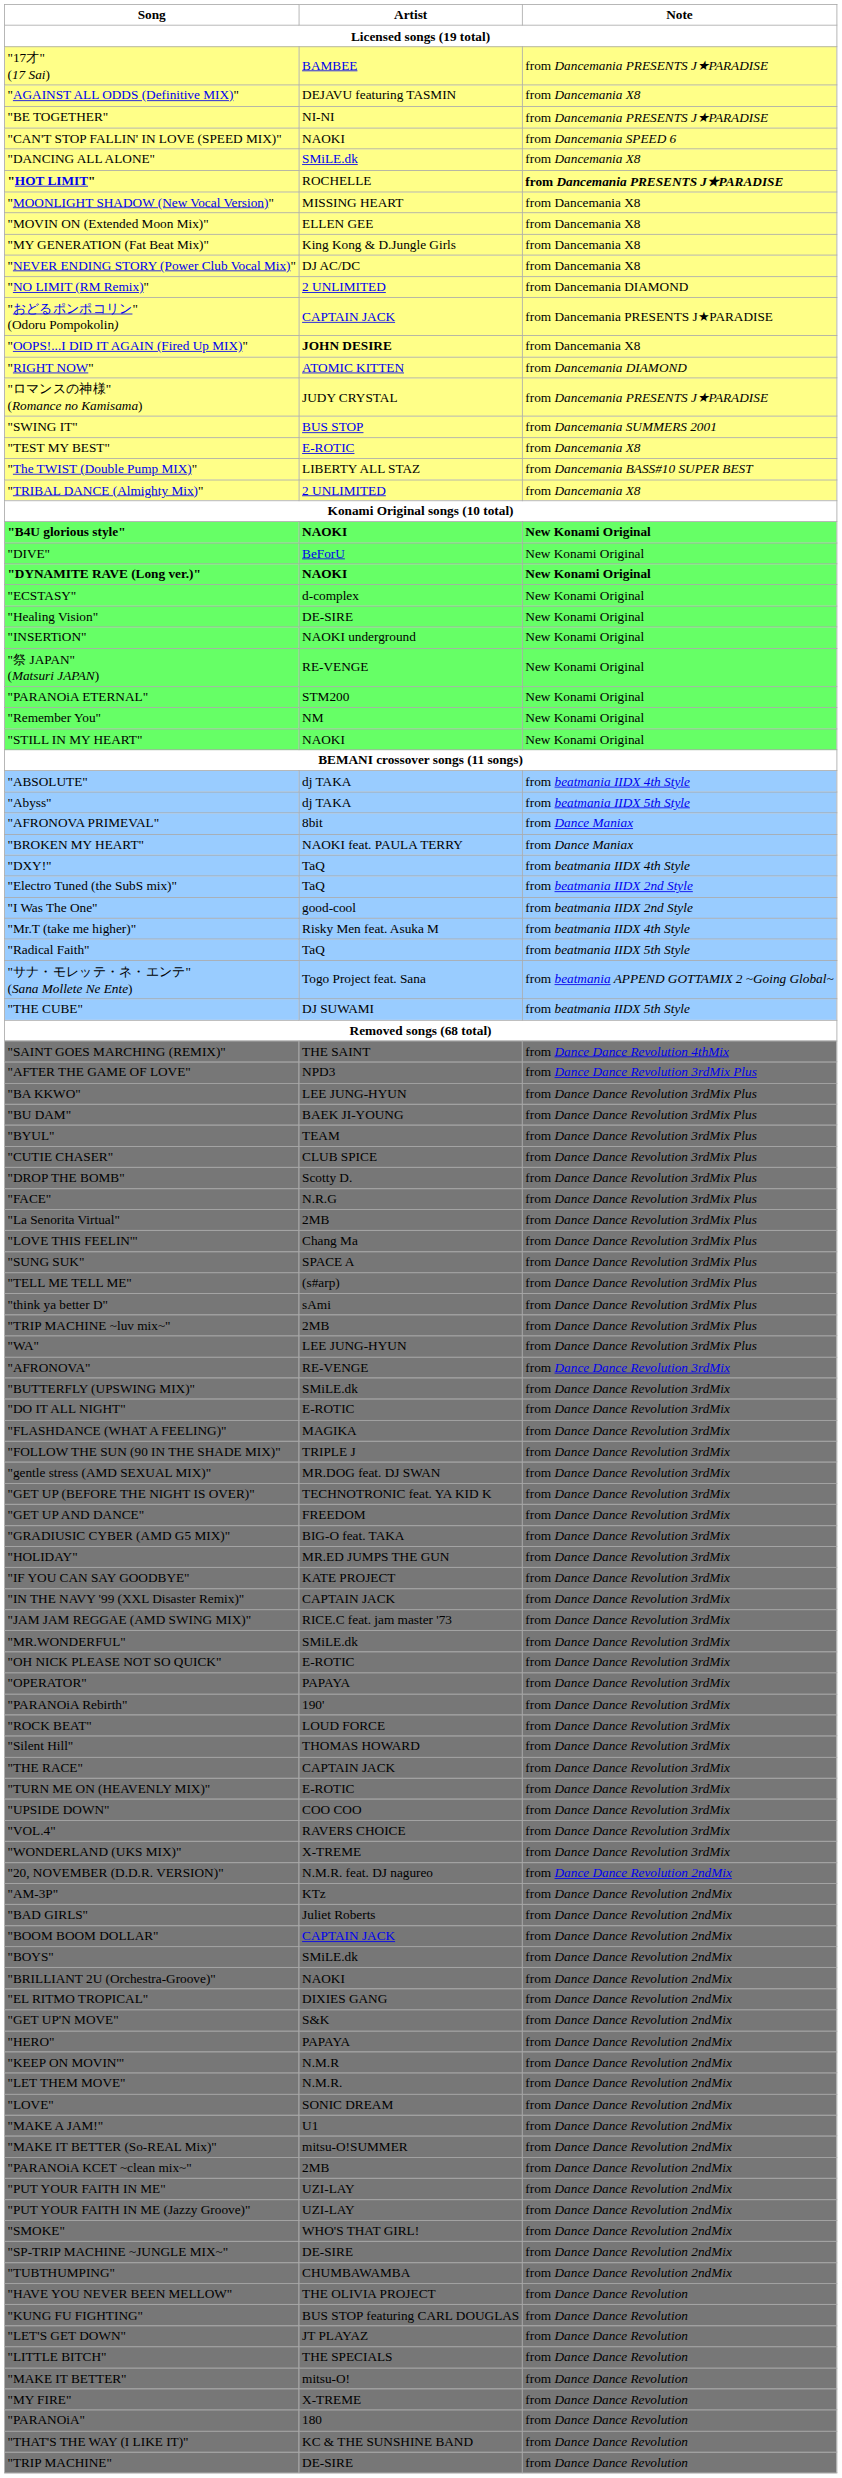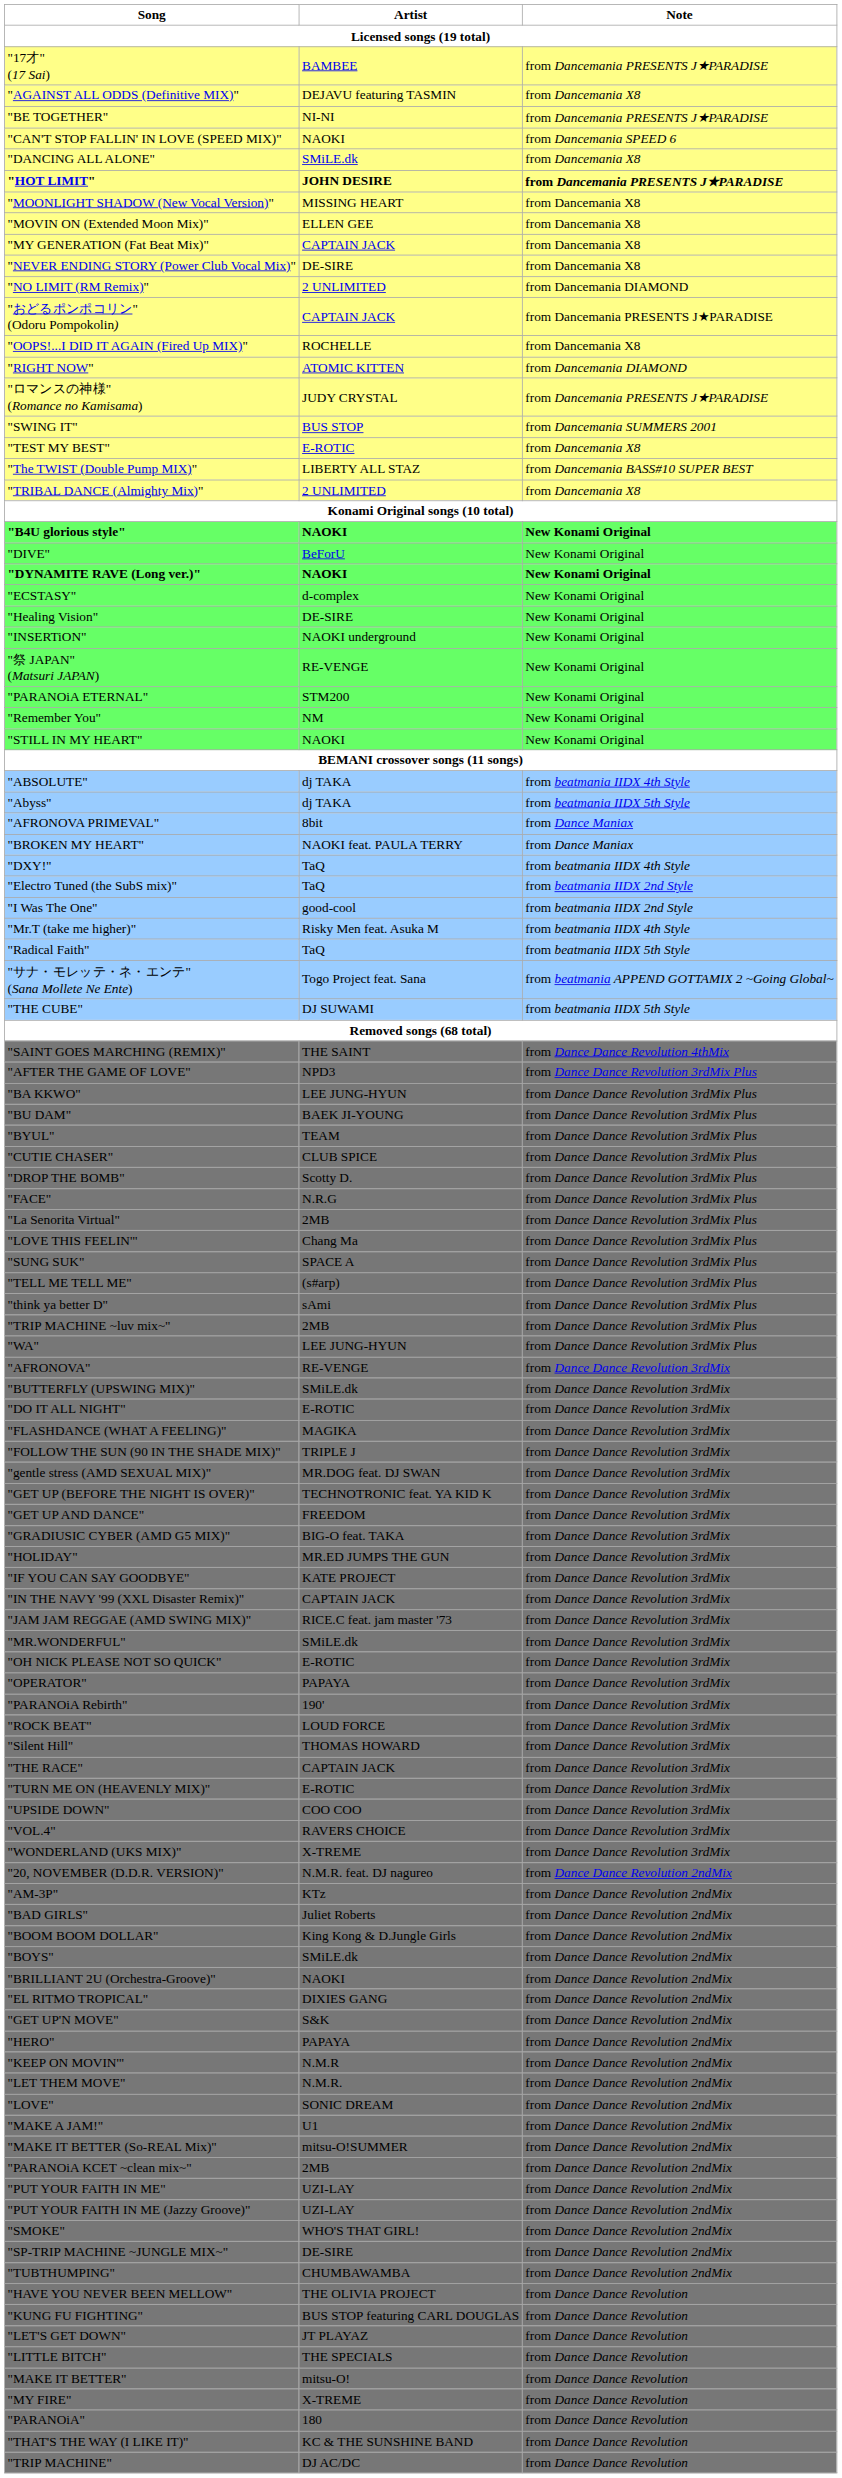(337, 181) ROCHELLE -> (347, 181) JOHN DESIRE
(379, 244) King Kong & D.Jungle Girls -> (349, 244) CAPTAIN JACK
(331, 265) DJ AC/DC -> (328, 265) DE-SIRE
(347, 346) JOHN DESIRE -> (337, 346) ROCHELLE
(349, 1936) CAPTAIN JACK -> (379, 1936) King Kong & D.Jungle Girls
(328, 2462) DE-SIRE -> (331, 2462) DJ AC/DC
